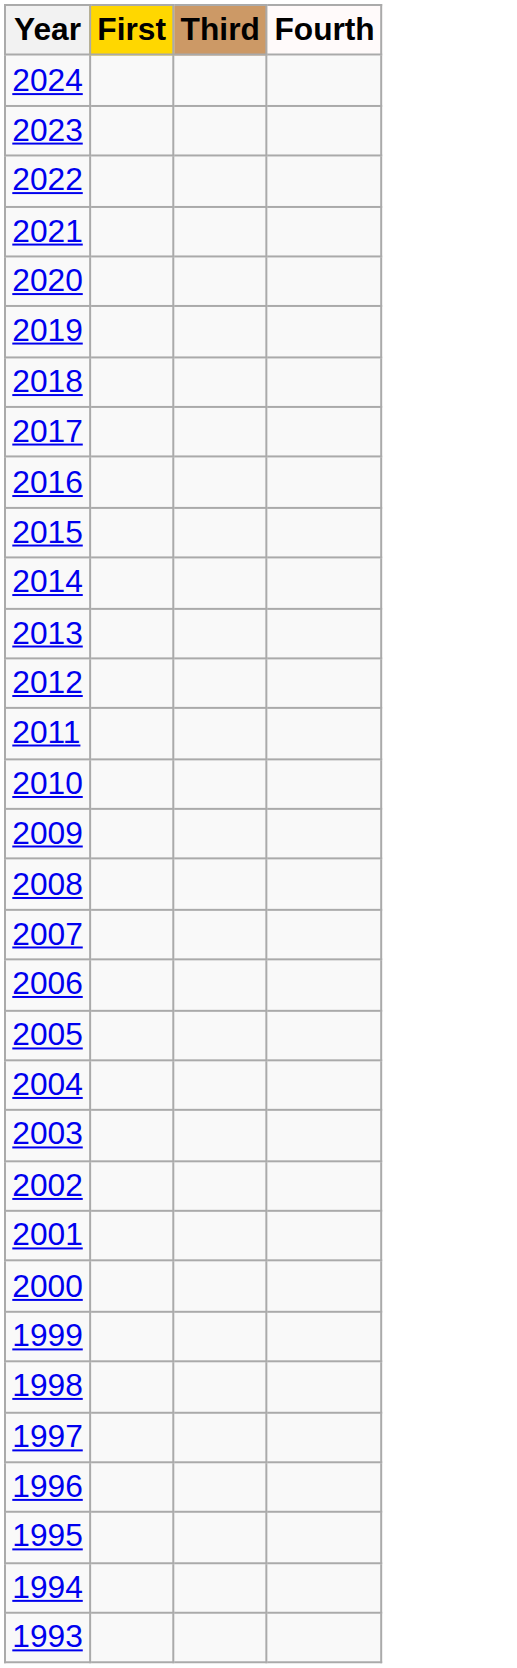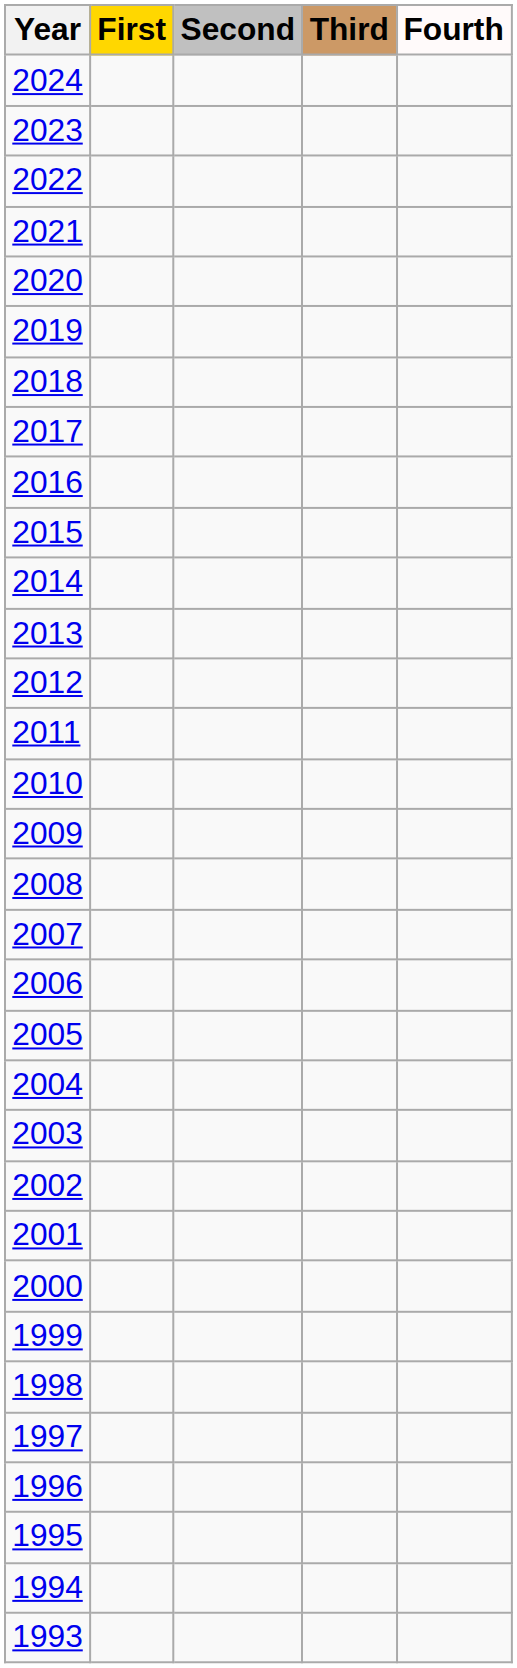+ column: (238, 29)
